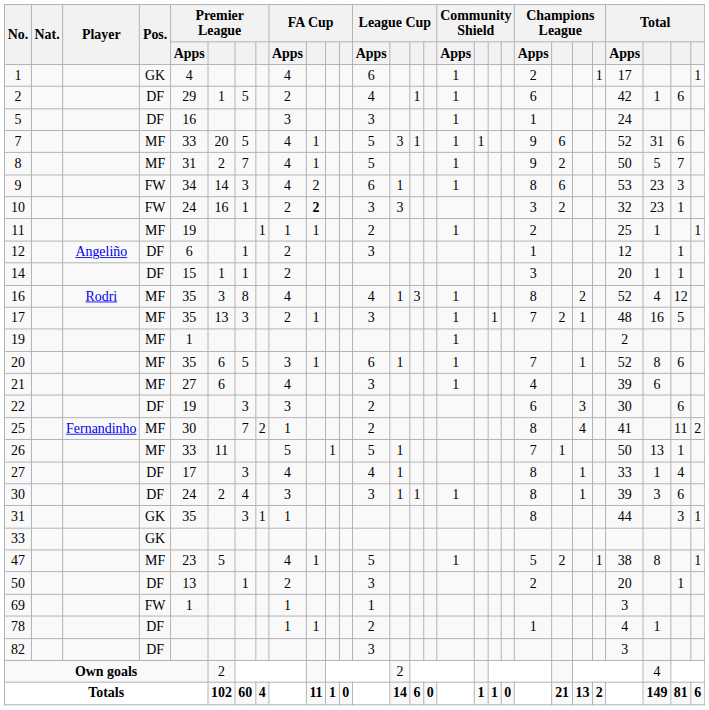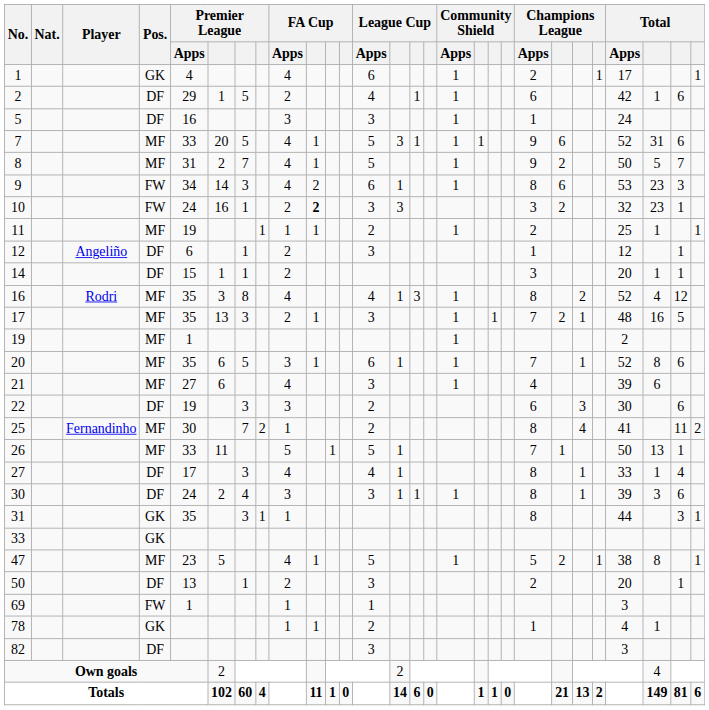(155, 627) DF -> (155, 627) GK
